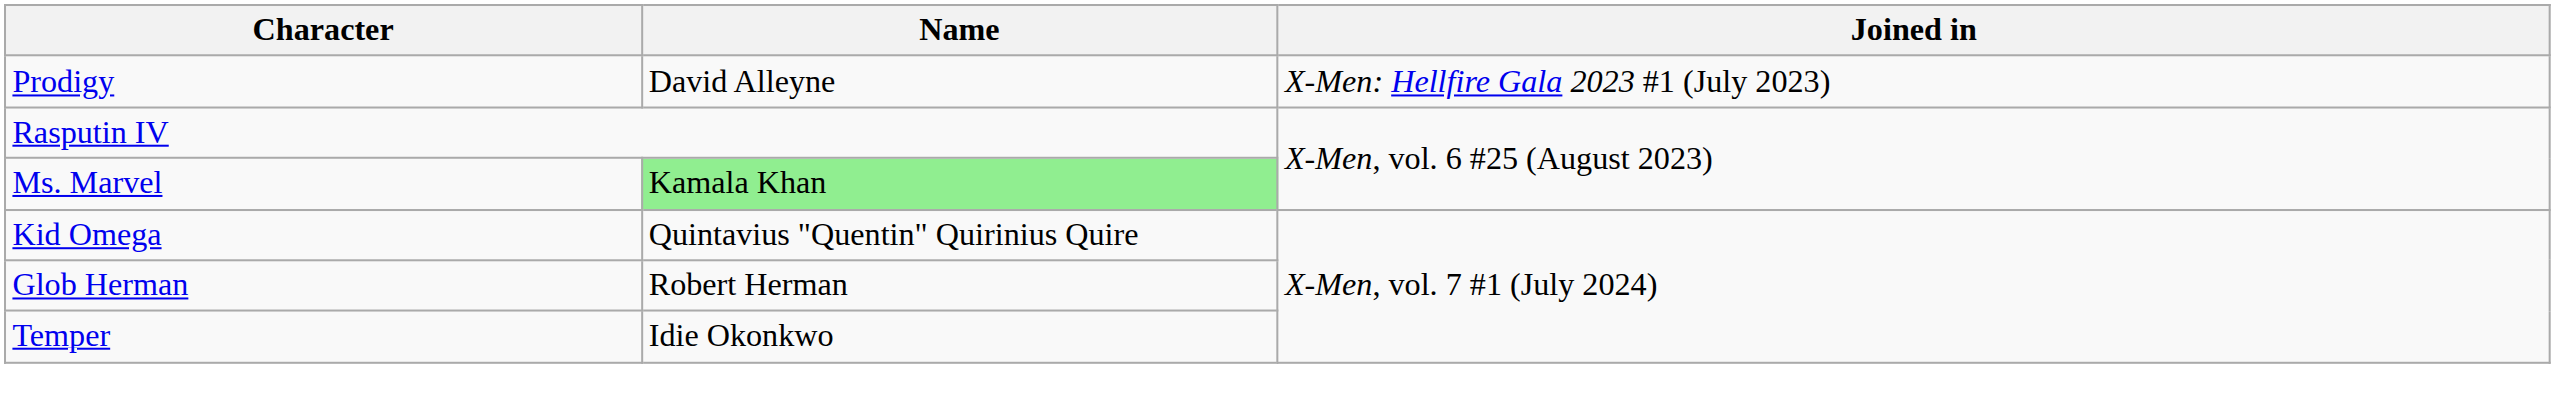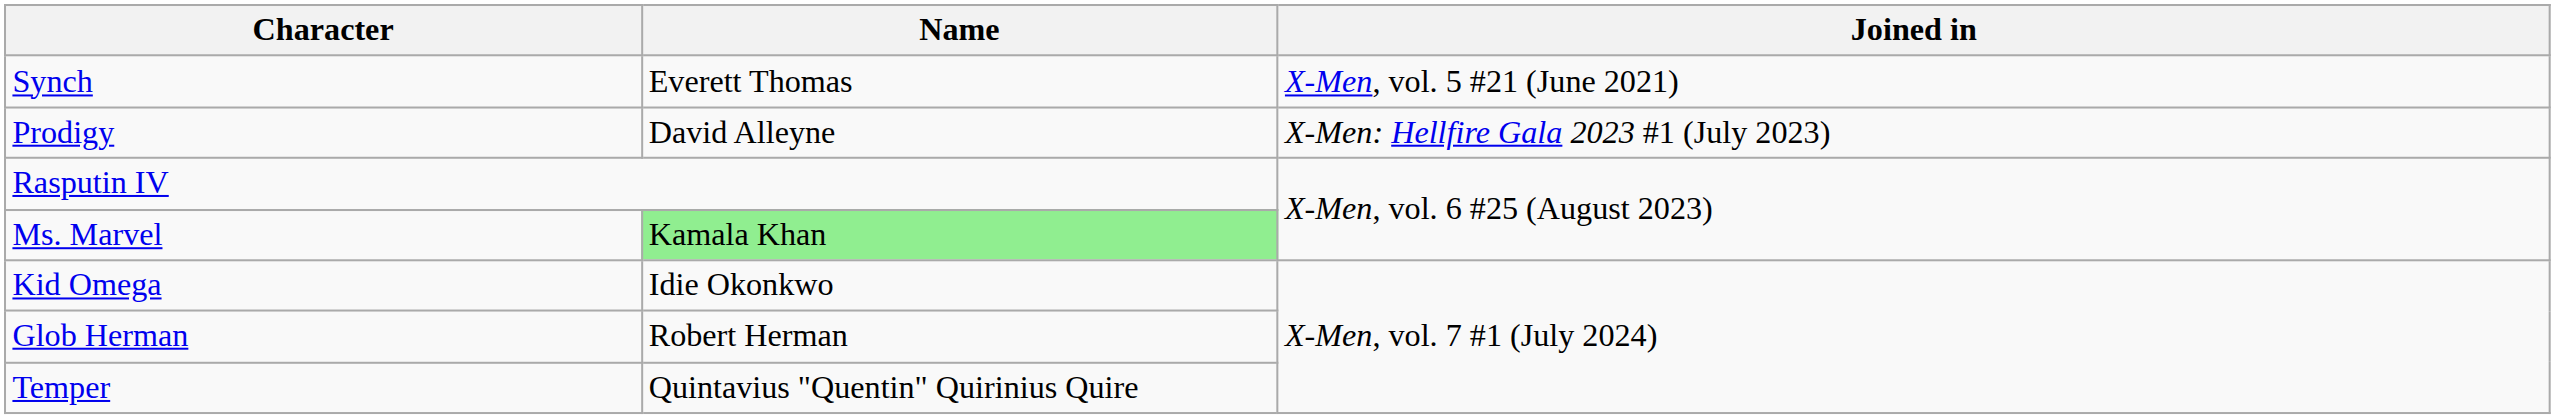+ row: (53, 81)
(894, 234) Quintavius "Quentin" Quirinius Quire -> (741, 285) Idie Okonkwo
(741, 336) Idie Okonkwo -> (894, 387) Quintavius "Quentin" Quirinius Quire
